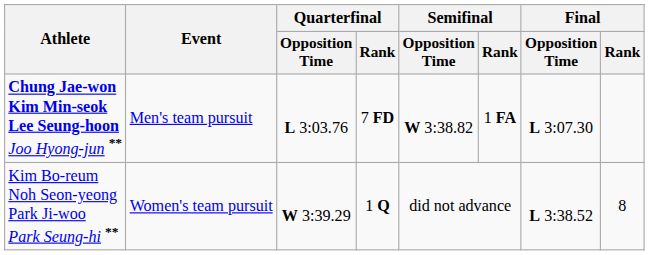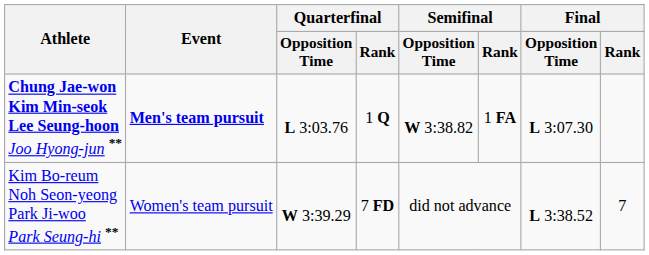(191, 118) normal -> (197, 118) bold
(377, 118) 7 FD -> (377, 118) 1 Q
(377, 206) 1 Q -> (377, 206) 7 FD
(622, 206) 8 -> (622, 206) 7
